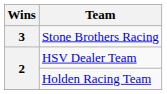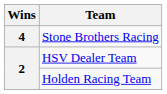(22, 36) 3 -> (22, 36) 4
